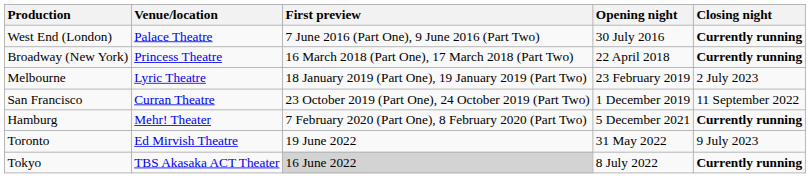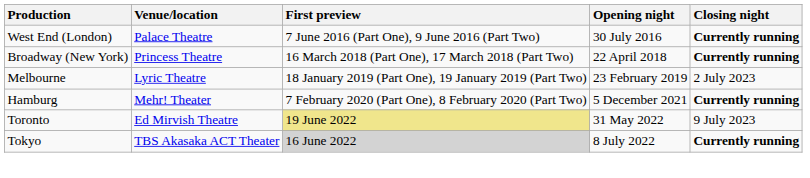- row: (45, 99)
(321, 141) no background -> (321, 120) khaki background
